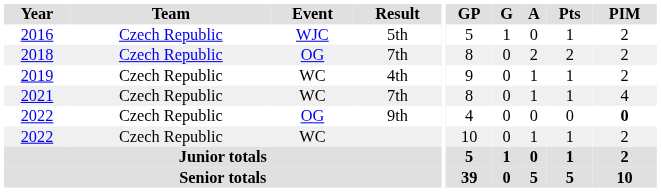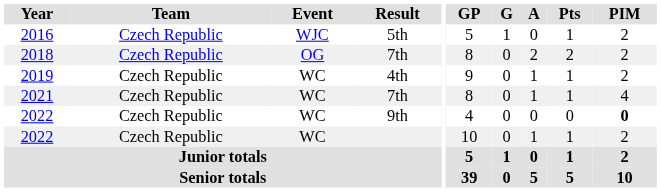(312, 116) OG -> (312, 116) WC
